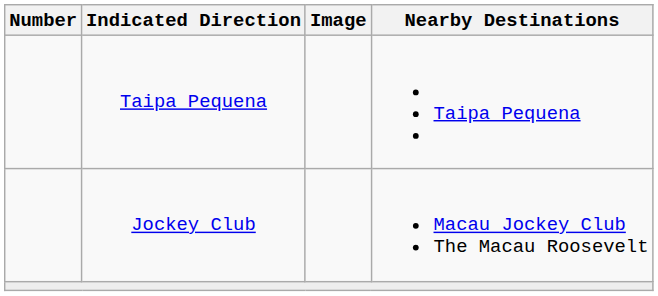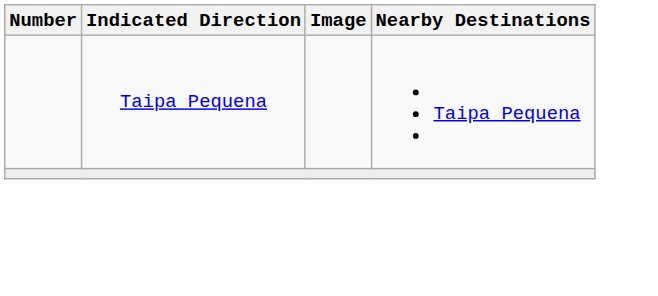- row: (194, 225)
